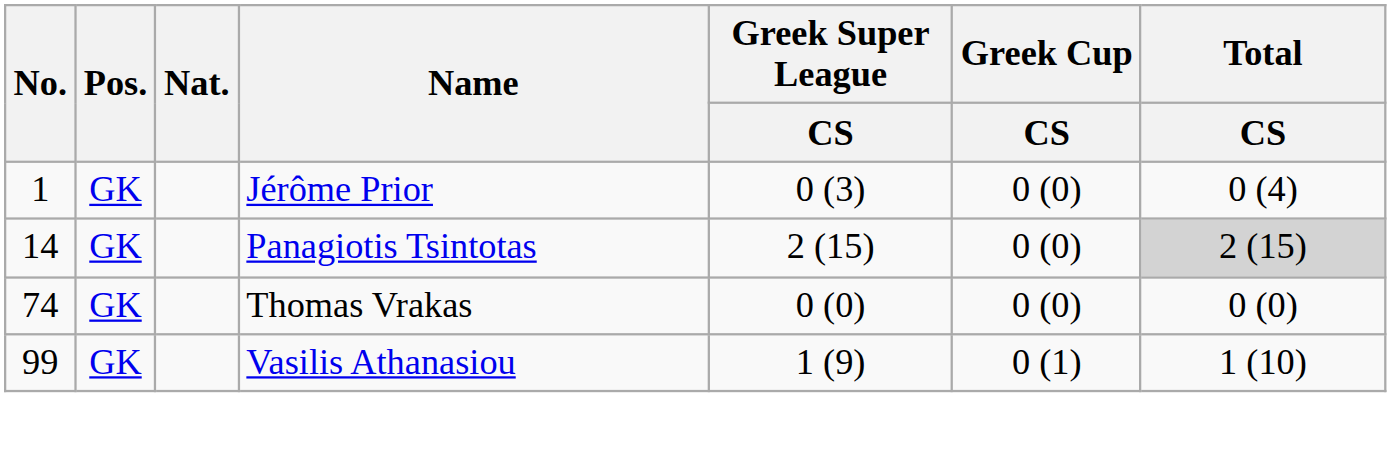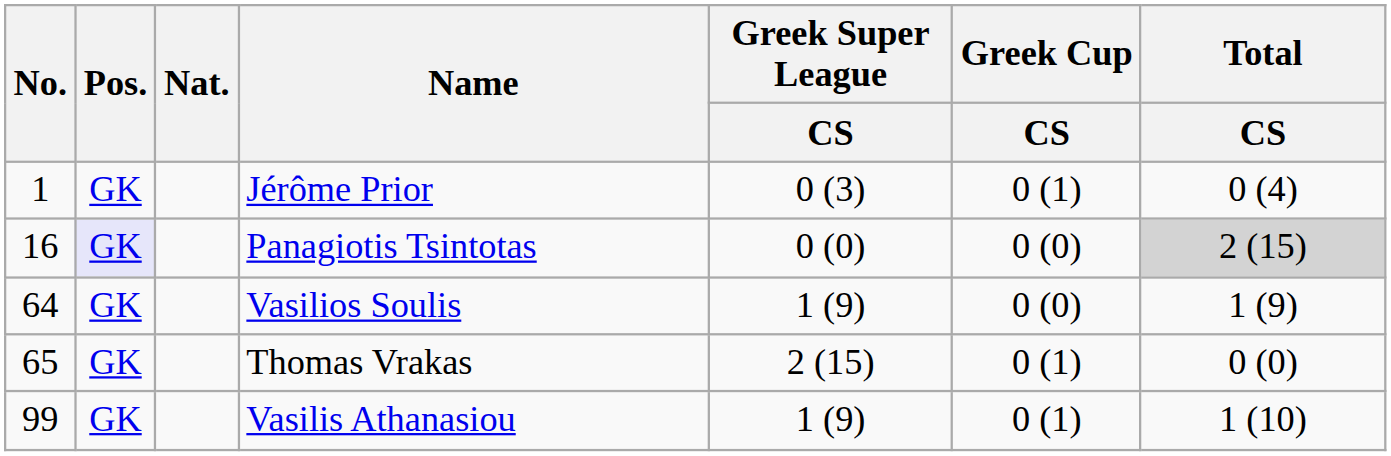(1047, 189) 0 (0) -> (1047, 189) 0 (1)
(40, 246) 14 -> (40, 246) 16
(115, 246) no background -> (115, 246) lavender background
(831, 246) 2 (15) -> (831, 246) 0 (0)
+ row: (354, 304)
(40, 304) 74 -> (40, 362) 65
(831, 304) 0 (0) -> (831, 362) 2 (15)
(1047, 304) 0 (0) -> (1047, 362) 0 (1)
